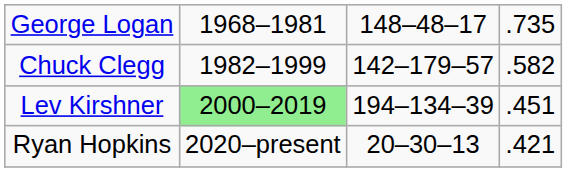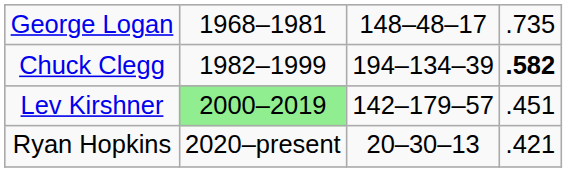(423, 65) 142–179–57 -> (423, 65) 194–134–39
(530, 65) normal -> (530, 65) bold
(423, 105) 194–134–39 -> (423, 105) 142–179–57
